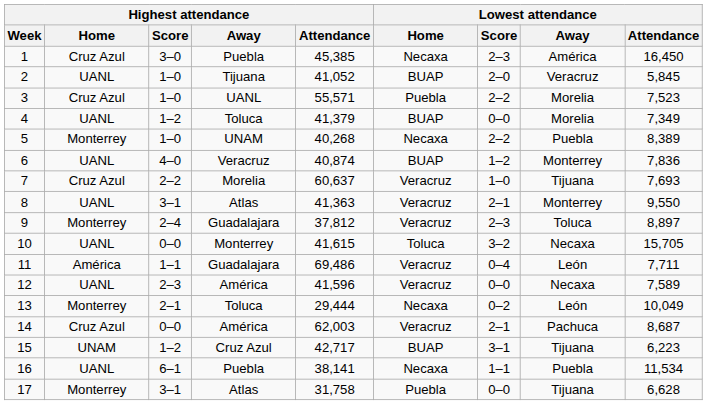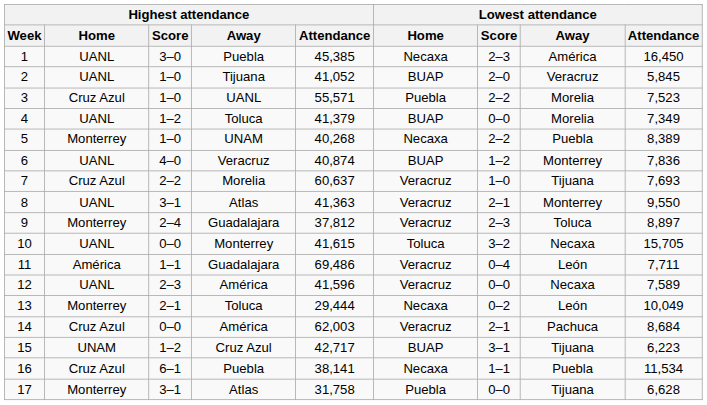(97, 56) Cruz Azul -> (97, 56) UANL
(664, 327) 8,687 -> (664, 327) 8,684
(97, 368) UANL -> (97, 368) Cruz Azul
